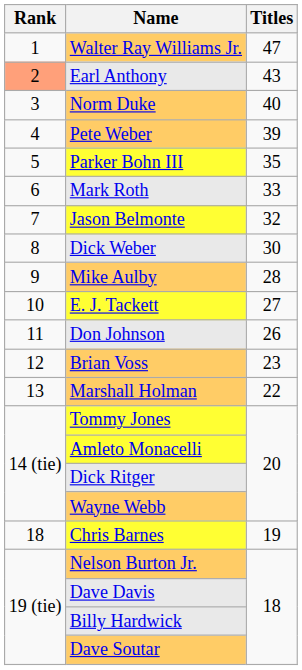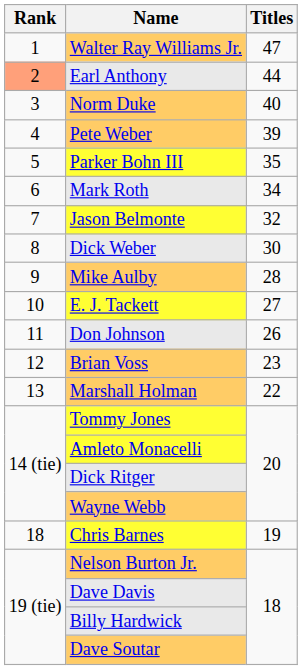(272, 76) 43 -> (272, 76) 44
(272, 190) 33 -> (272, 190) 34
